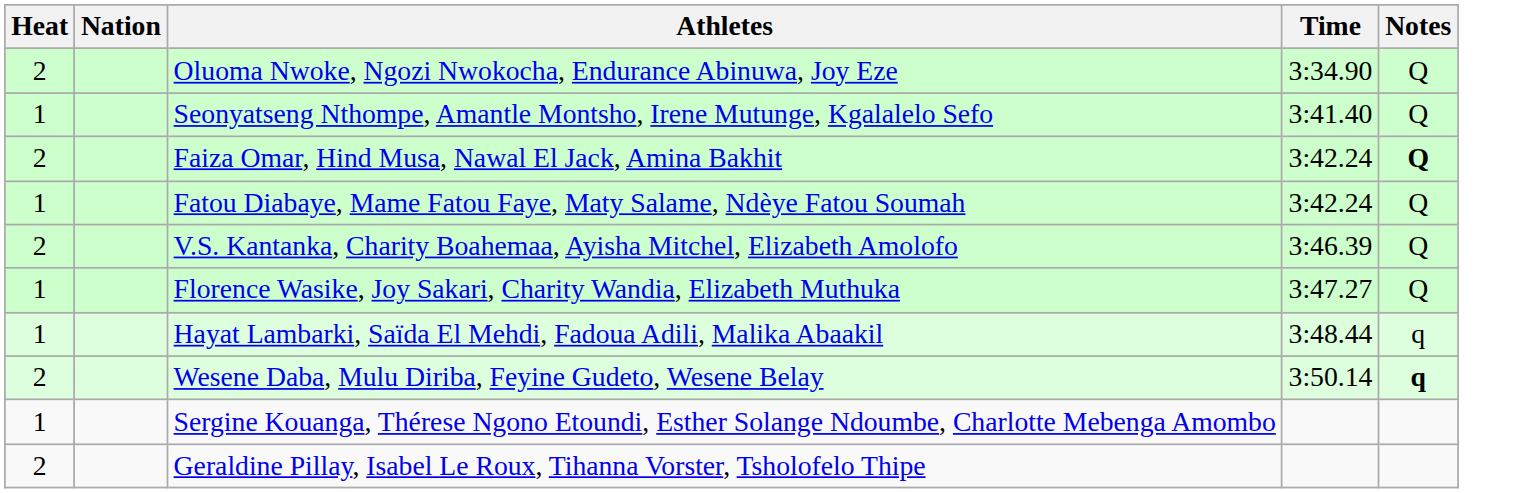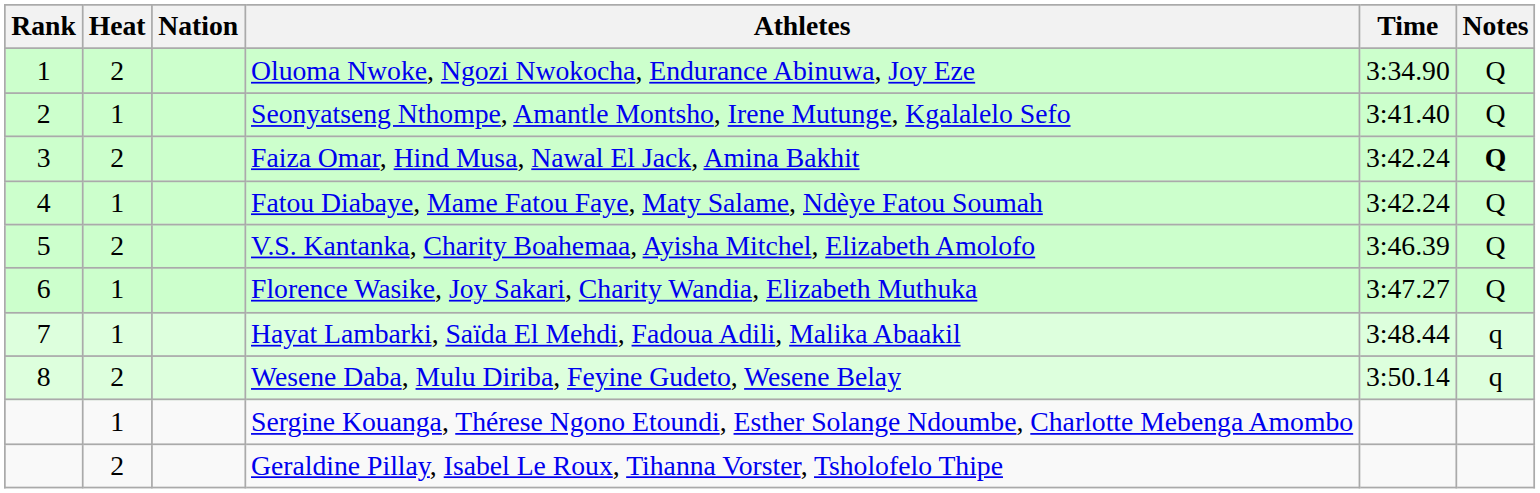+ column: (44, 26)
(1418, 377) bold -> (1496, 377) normal
